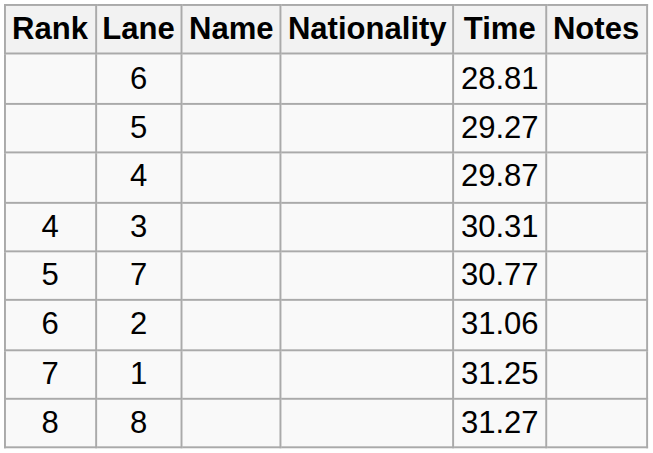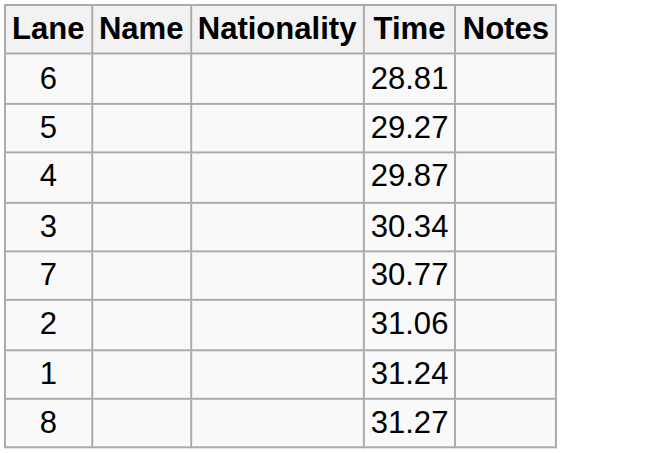- column: (50, 29)
(500, 226) 30.31 -> (410, 226) 30.34
(500, 373) 31.25 -> (410, 373) 31.24
